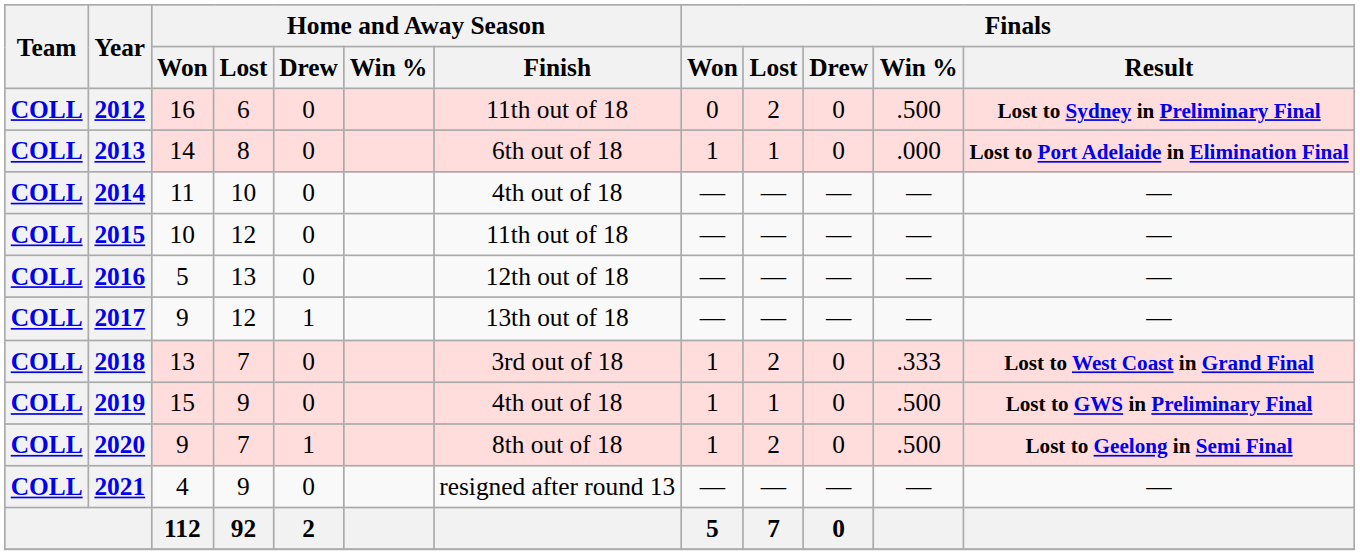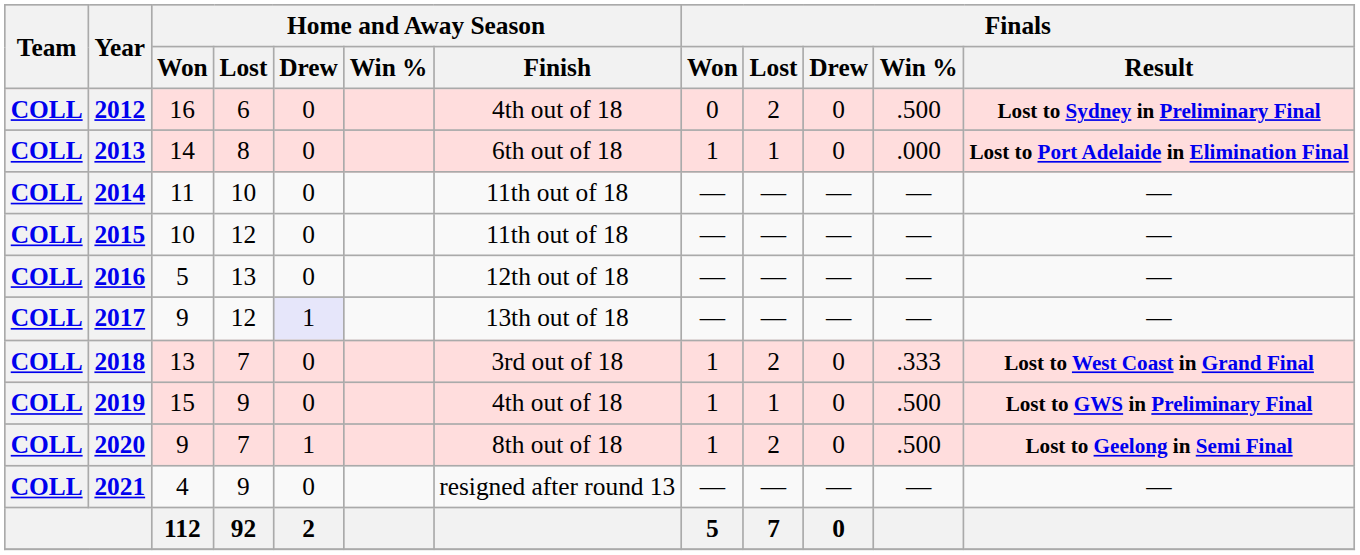(557, 109) 11th out of 18 -> (557, 109) 4th out of 18
(557, 193) 4th out of 18 -> (557, 193) 11th out of 18
(309, 318) no background -> (309, 318) lavender background
